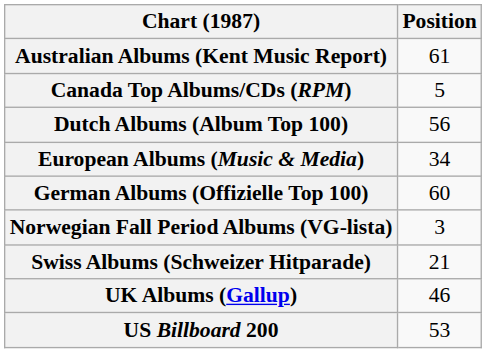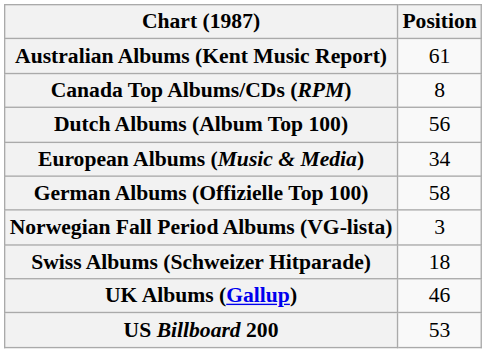(440, 90) 5 -> (440, 90) 8
(440, 192) 60 -> (440, 192) 58
(440, 261) 21 -> (440, 261) 18
